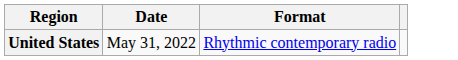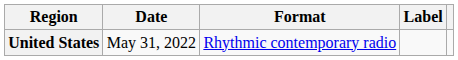+ column: (423, 17)
